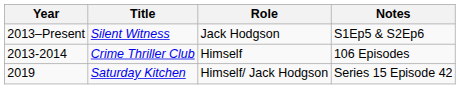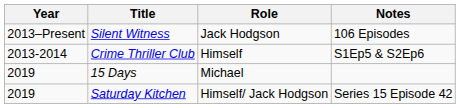(379, 34) S1Ep5 & S2Ep6 -> (372, 34) 106 Episodes
(372, 53) 106 Episodes -> (379, 53) S1Ep5 & S2Ep6
+ row: (114, 73)
